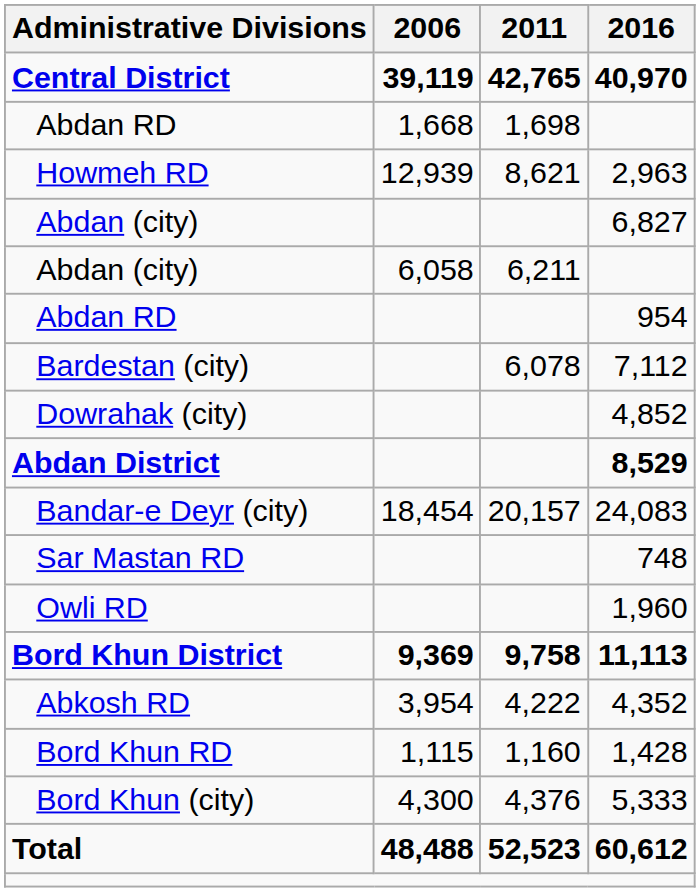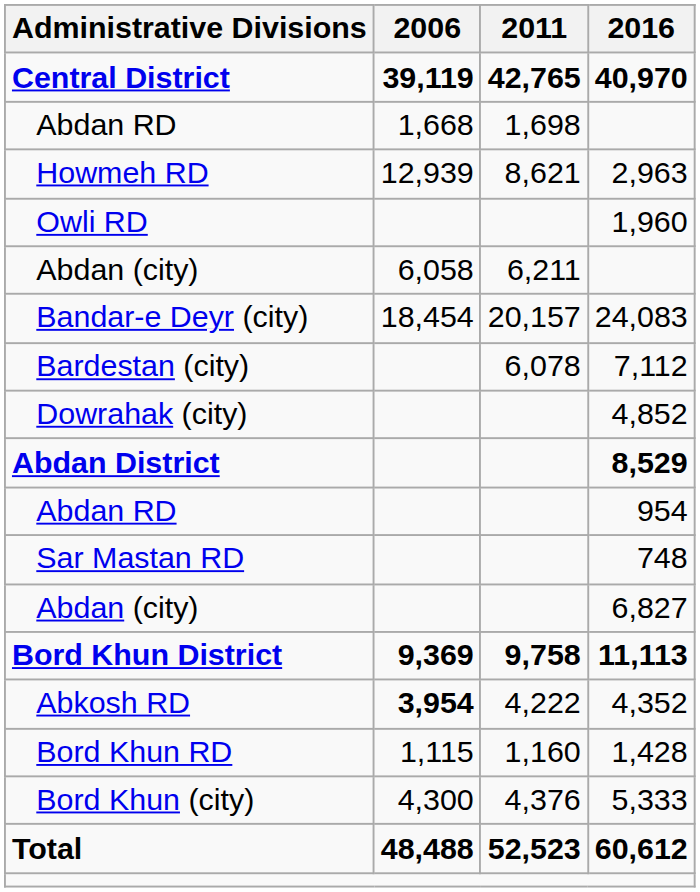rows swapped: (92, 607) <-> (117, 221)
rows swapped: (172, 510) <-> (106, 317)
(436, 703) normal -> (436, 703) bold
